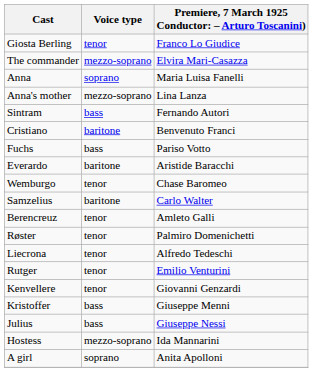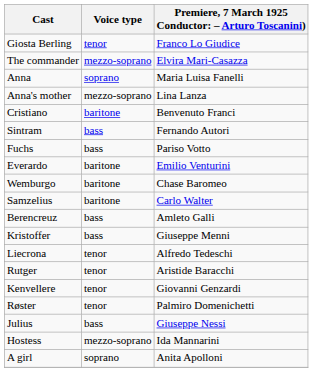rows swapped: (24, 113) <-> (27, 130)
(195, 165) Aristide Baracchi -> (193, 165) Emilio Venturini
(95, 183) tenor -> (102, 183) baritone
(95, 218) tenor -> (94, 218) bass
rows swapped: (29, 305) <-> (21, 235)
(193, 270) Emilio Venturini -> (195, 270) Aristide Baracchi
